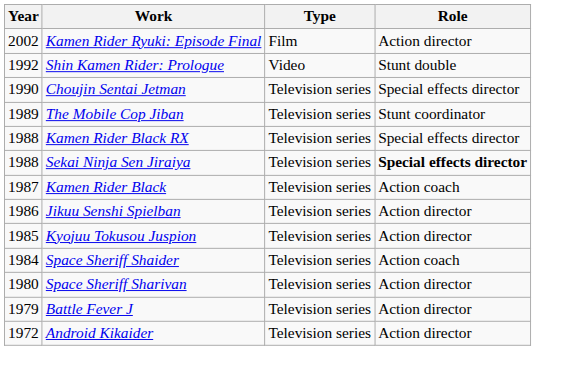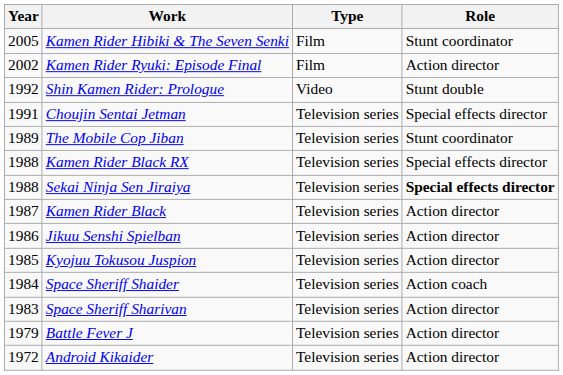+ row: (167, 41)
(23, 89) 1990 -> (23, 114) 1991
(419, 187) Action coach -> (452, 211) Action director
(23, 284) 1980 -> (23, 308) 1983
